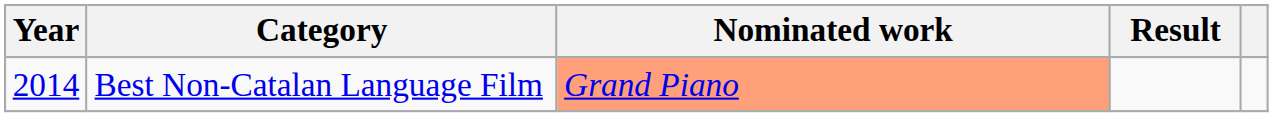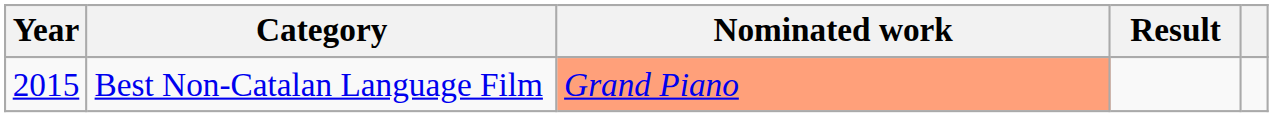(46, 83) 2014 -> (46, 83) 2015
